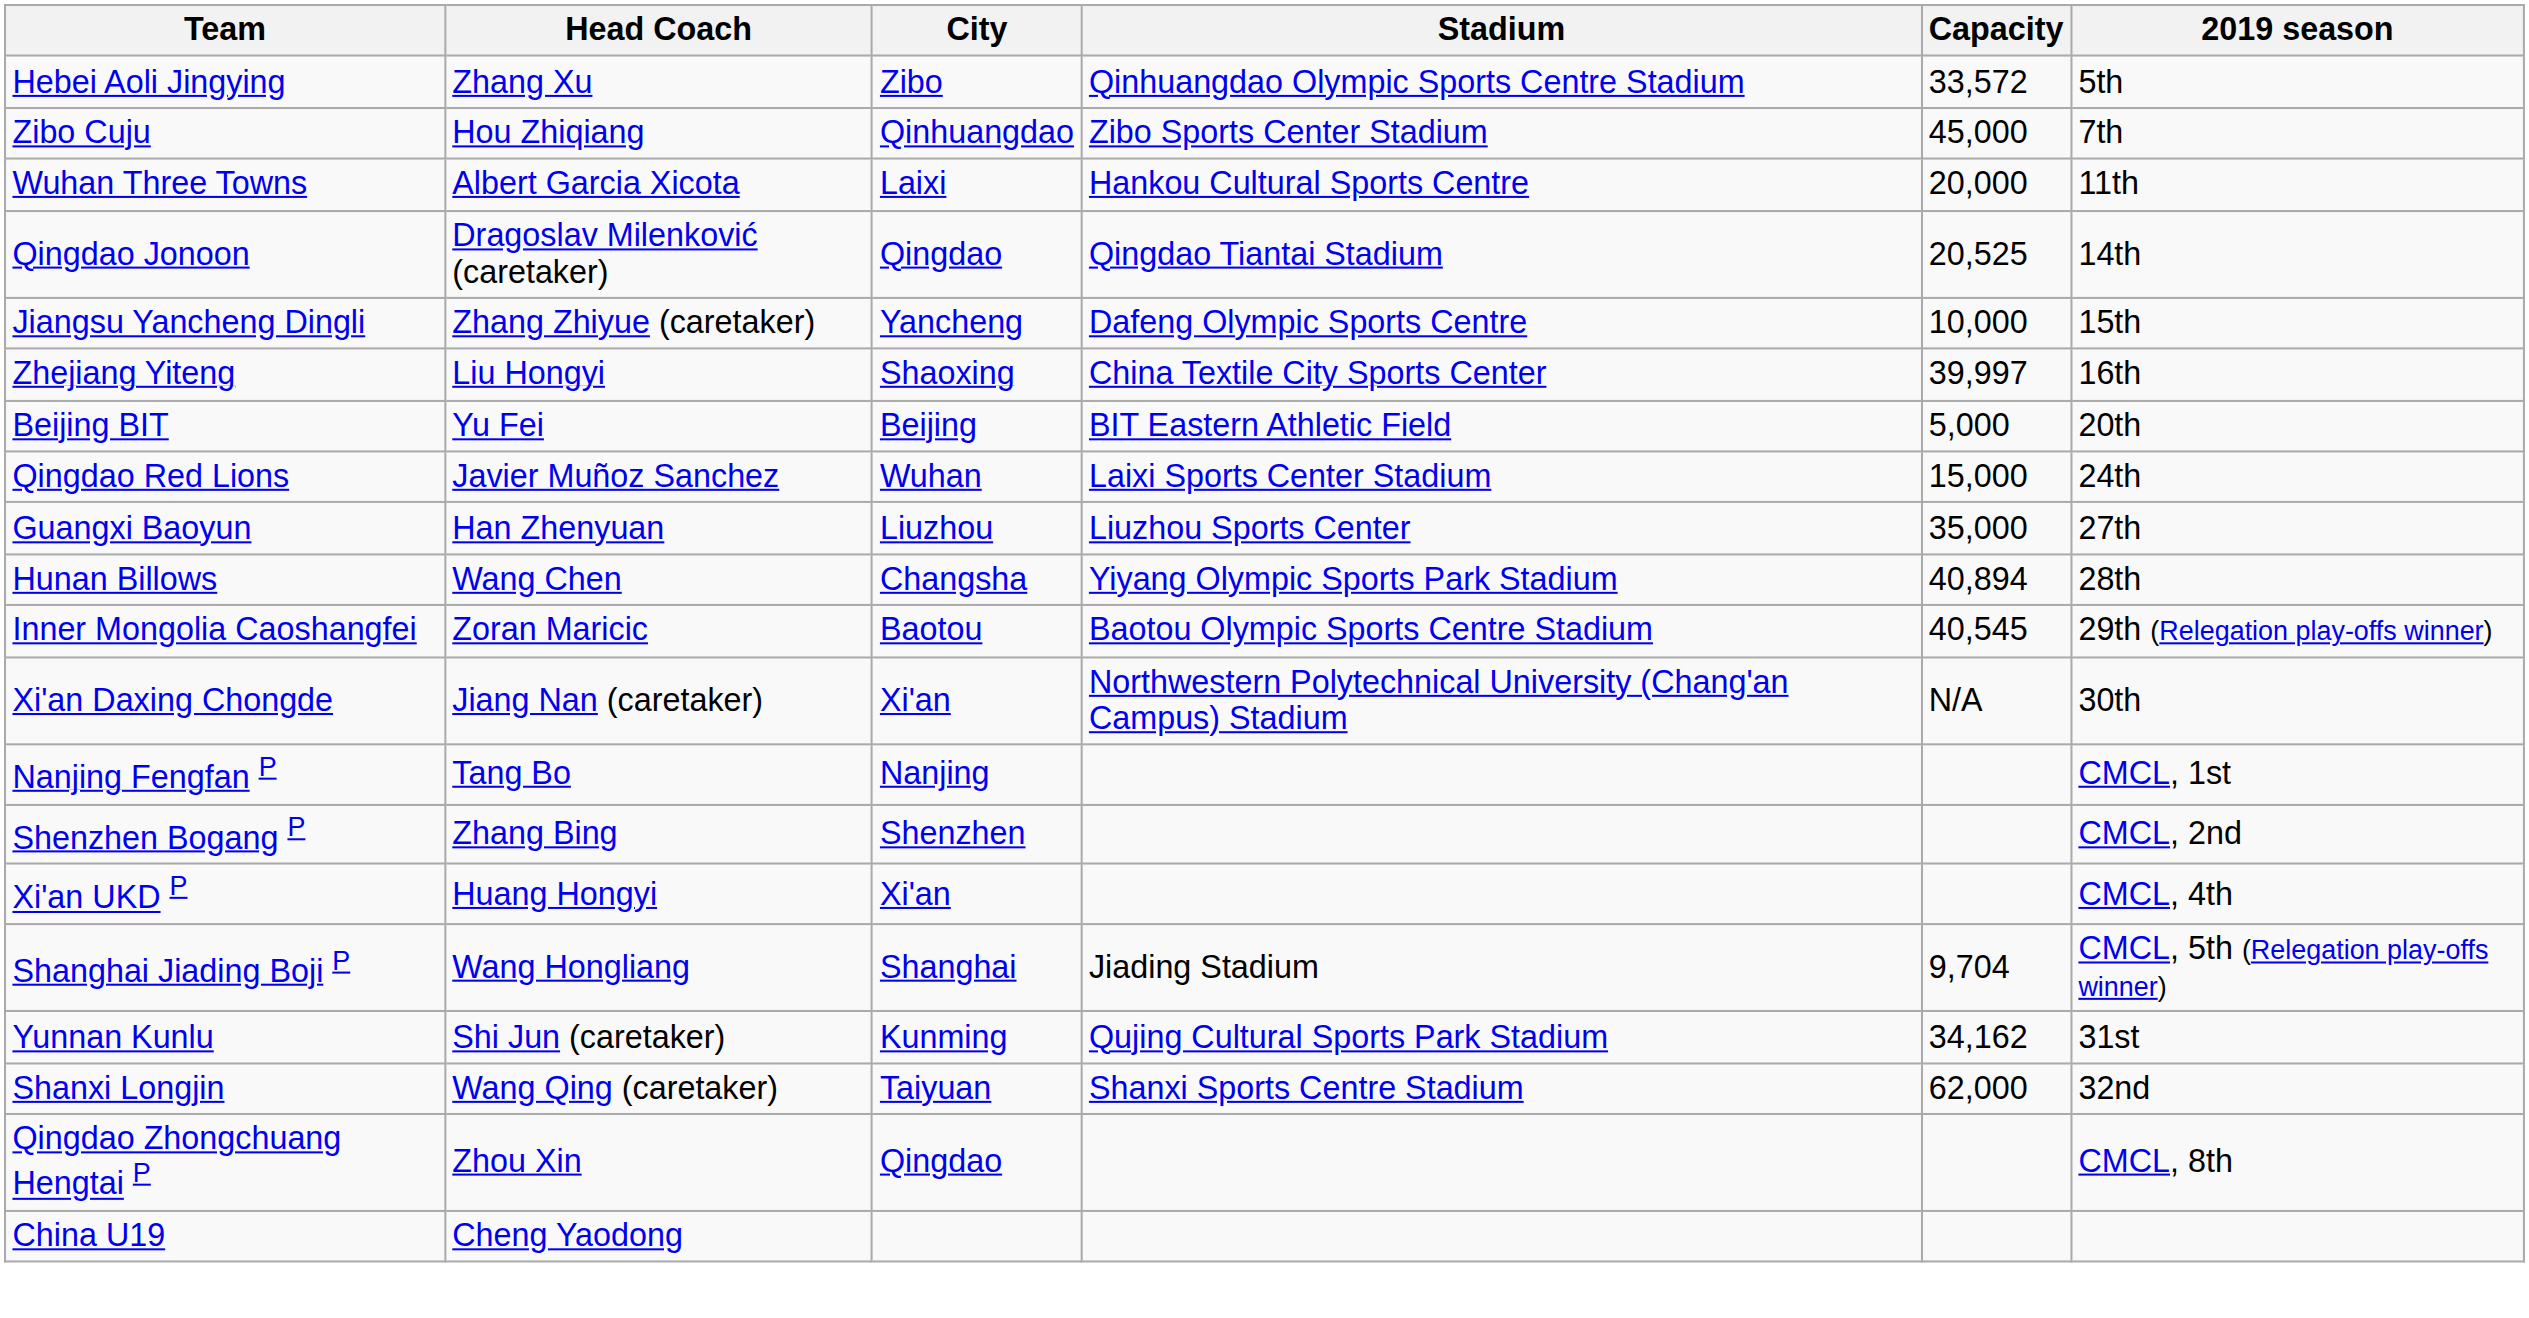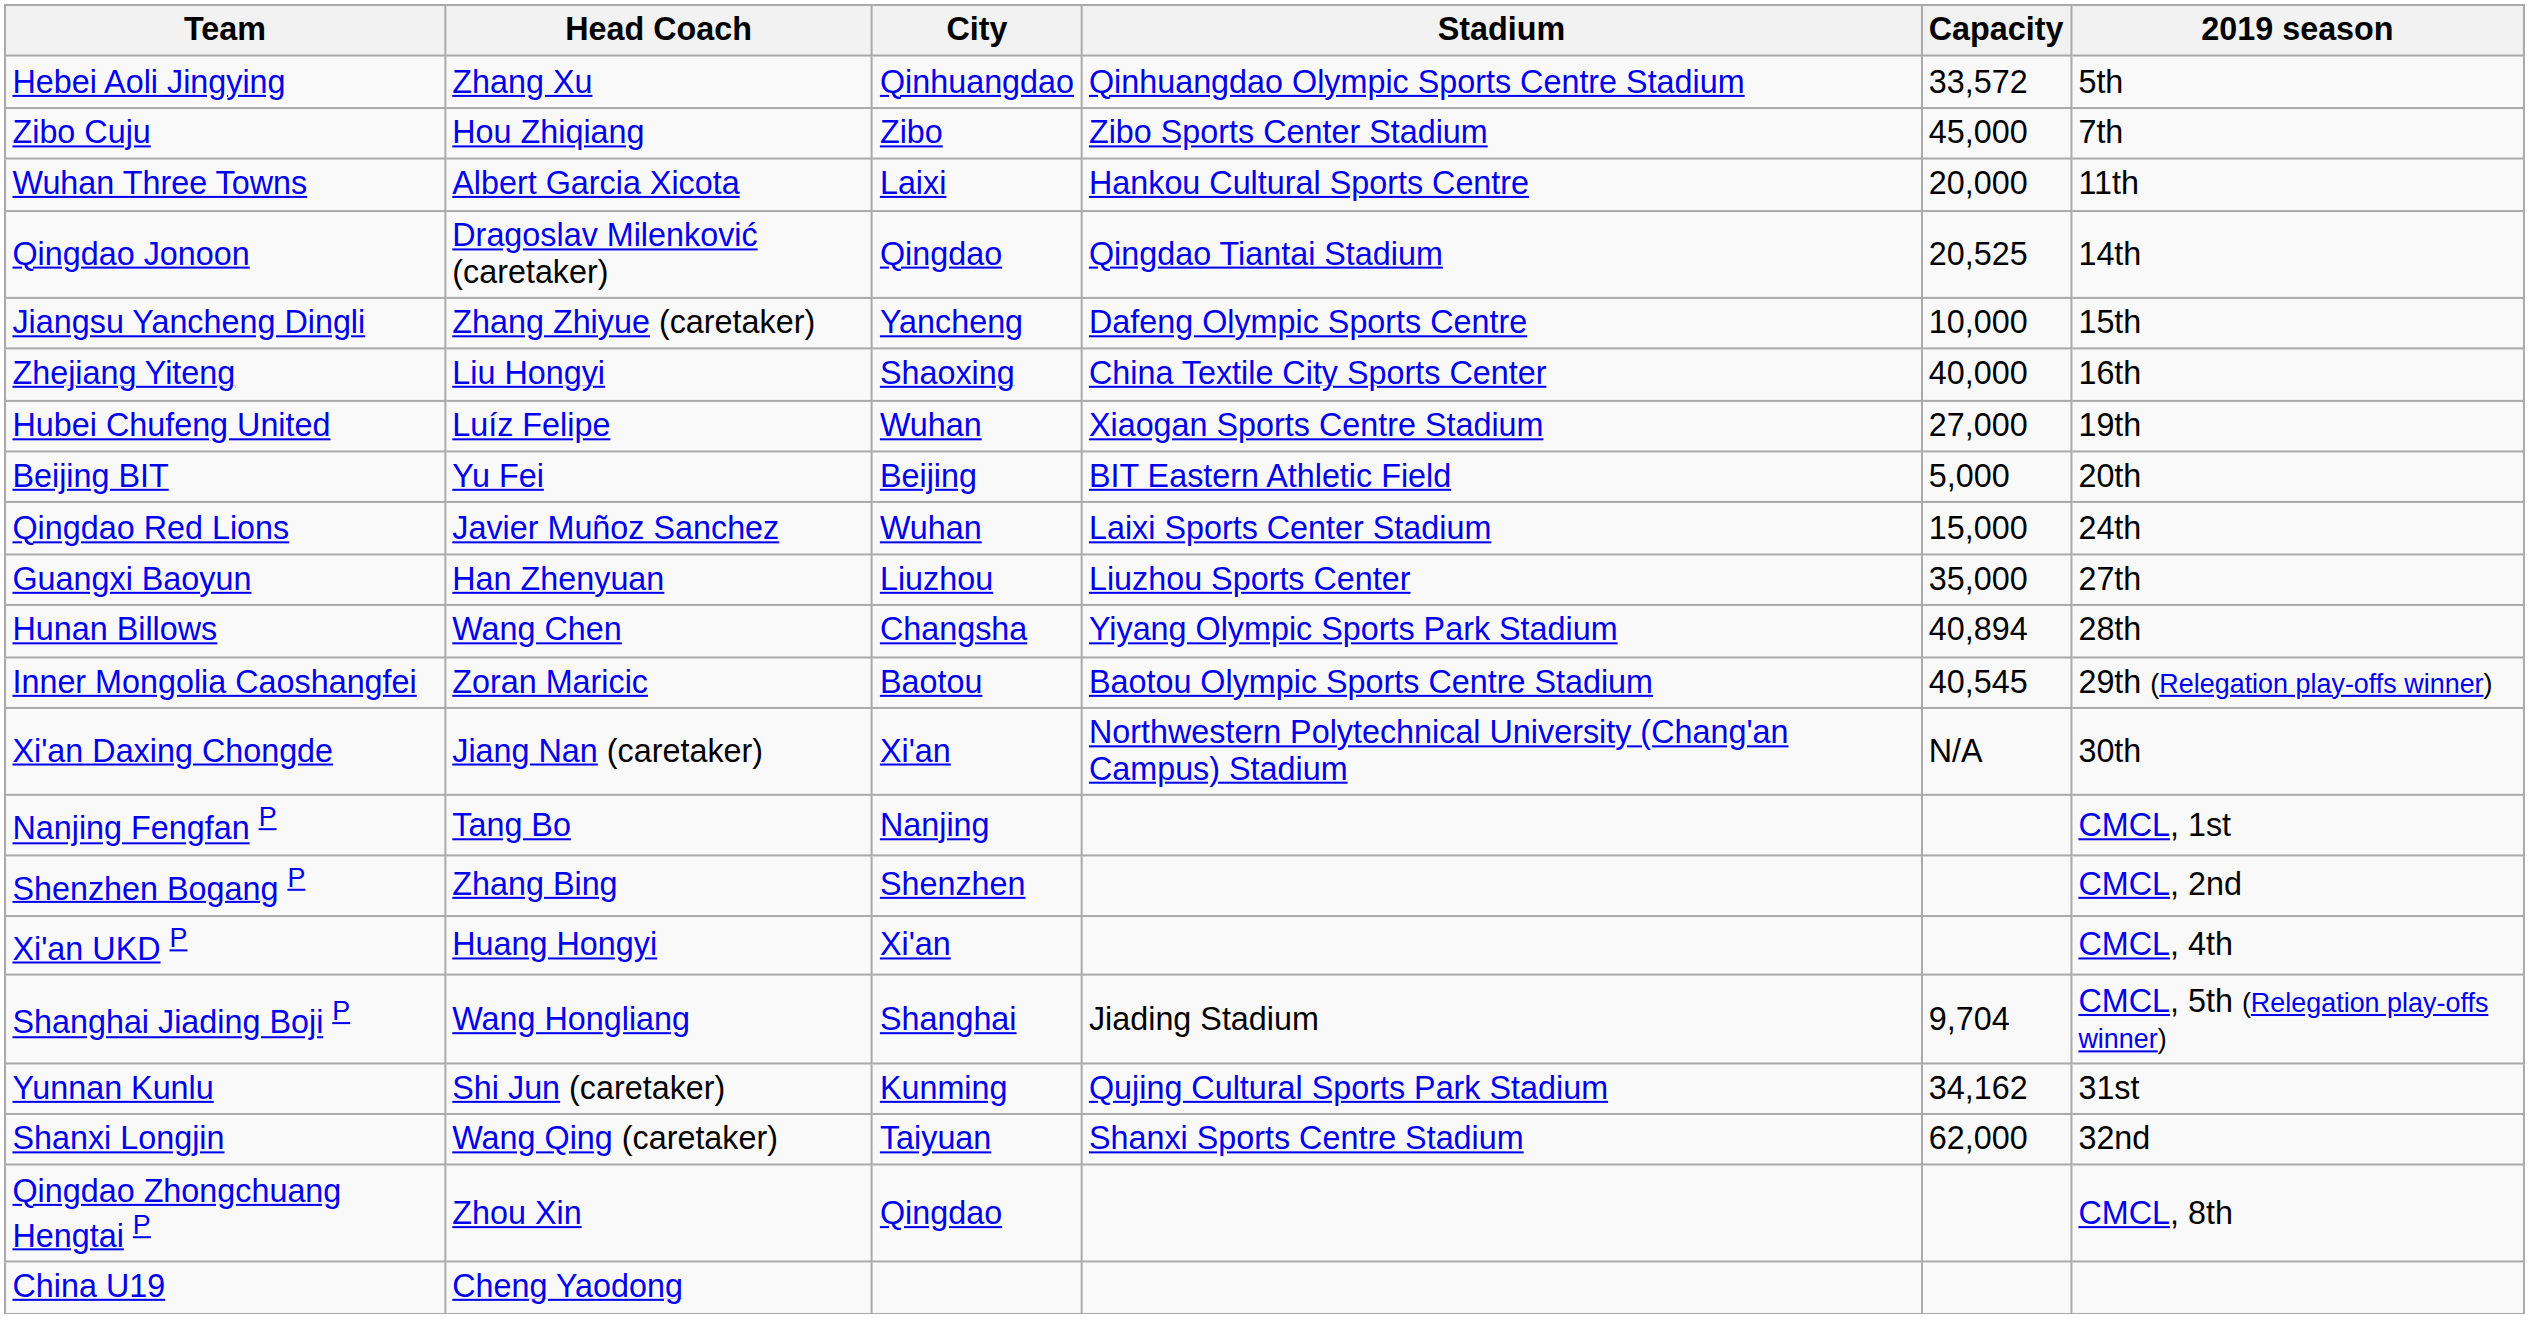(911, 81) Zibo -> (977, 81) Qinhuangdao
(977, 132) Qinhuangdao -> (911, 132) Zibo
(1978, 374) 39,997 -> (1978, 374) 40,000
+ row: (171, 425)
